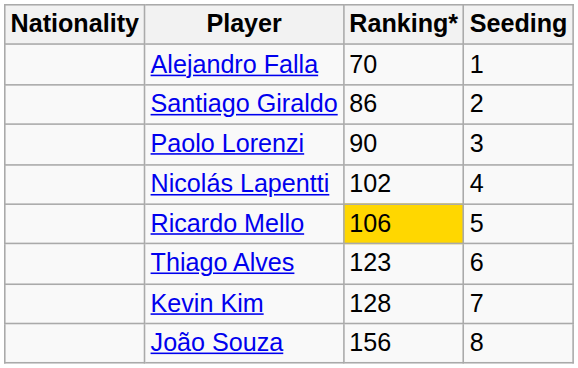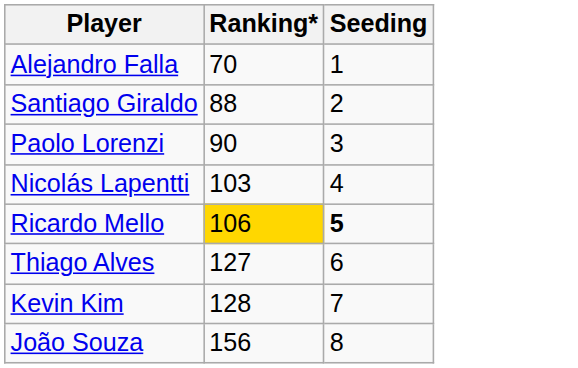- column: (75, 24)
(363, 104) 86 -> (223, 104) 88
(370, 183) 102 -> (230, 183) 103
(477, 223) normal -> (337, 223) bold
(370, 263) 123 -> (230, 263) 127
